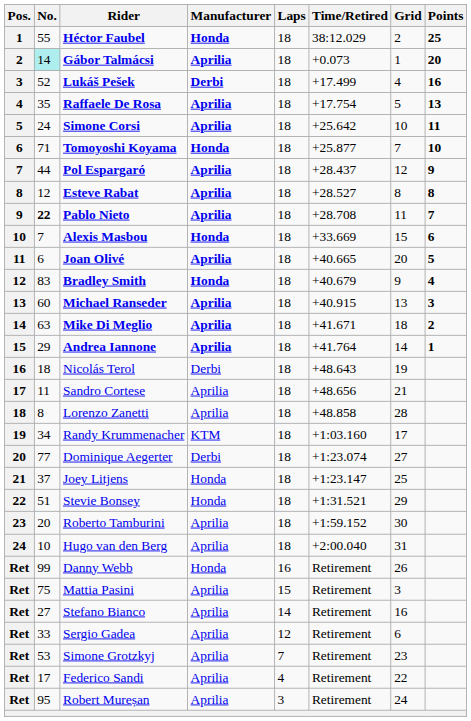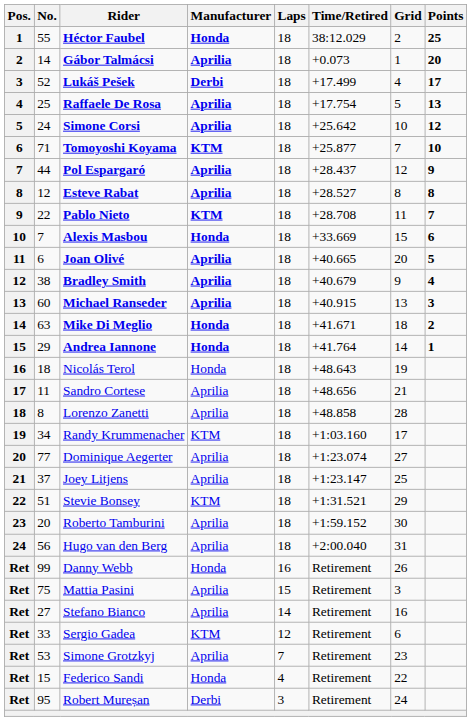(44, 59) paleturquoise background -> (44, 59) no background
(435, 81) 16 -> (435, 81) 17
(44, 103) 35 -> (44, 103) 25
(434, 125) 11 -> (435, 125) 12
(210, 148) Honda -> (207, 148) KTM
(44, 214) bold -> (44, 214) normal
(211, 214) Aprilia -> (207, 214) KTM
(44, 280) 83 -> (44, 280) 38
(210, 280) Honda -> (211, 280) Aprilia
(211, 324) Aprilia -> (210, 324) Honda
(211, 346) Aprilia -> (210, 346) Honda
(206, 368) Derbi -> (208, 368) Honda
(206, 456) Derbi -> (210, 456) Aprilia
(208, 478) Honda -> (210, 478) Aprilia
(208, 500) Honda -> (205, 500) KTM
(44, 545) 10 -> (44, 545) 56
(210, 633) Aprilia -> (205, 633) KTM
(44, 677) 17 -> (44, 677) 15
(210, 677) Aprilia -> (208, 677) Honda
(210, 699) Aprilia -> (206, 699) Derbi
